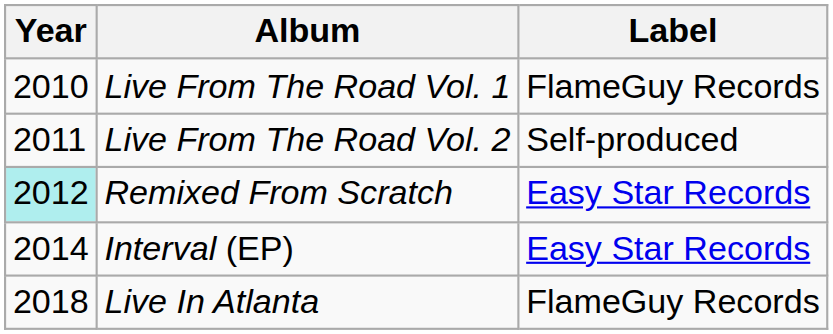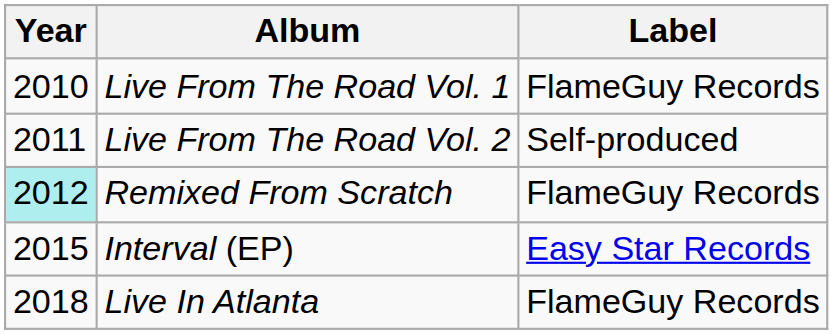(668, 193) Easy Star Records -> (673, 193) FlameGuy Records
(51, 247) 2014 -> (51, 247) 2015
